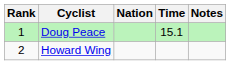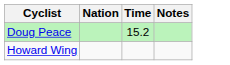- column: (21, 13)
(172, 32) 15.1 -> (138, 32) 15.2
